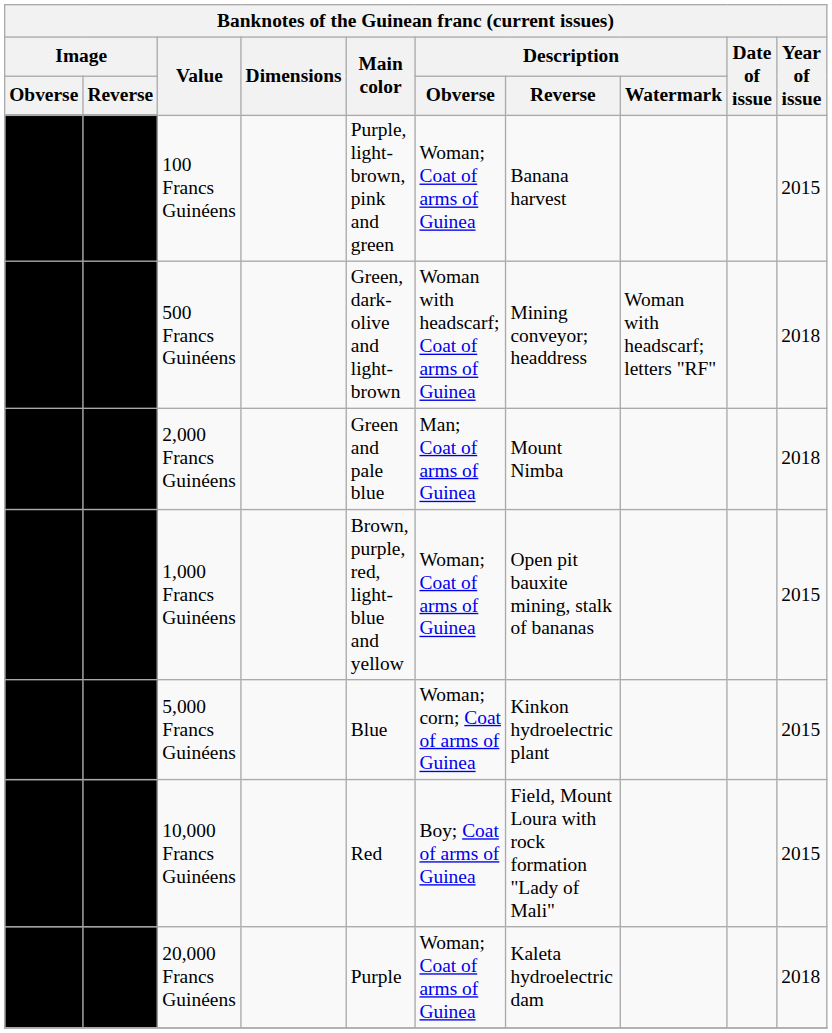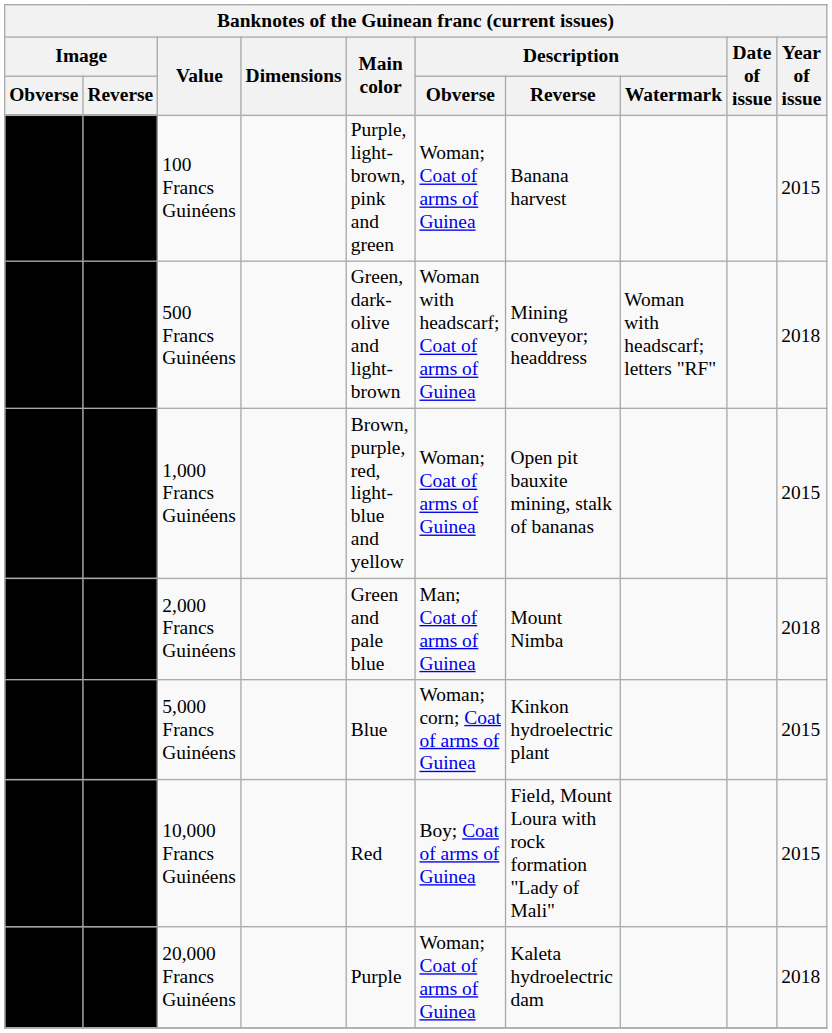rows swapped: (199, 594) <-> (199, 458)
